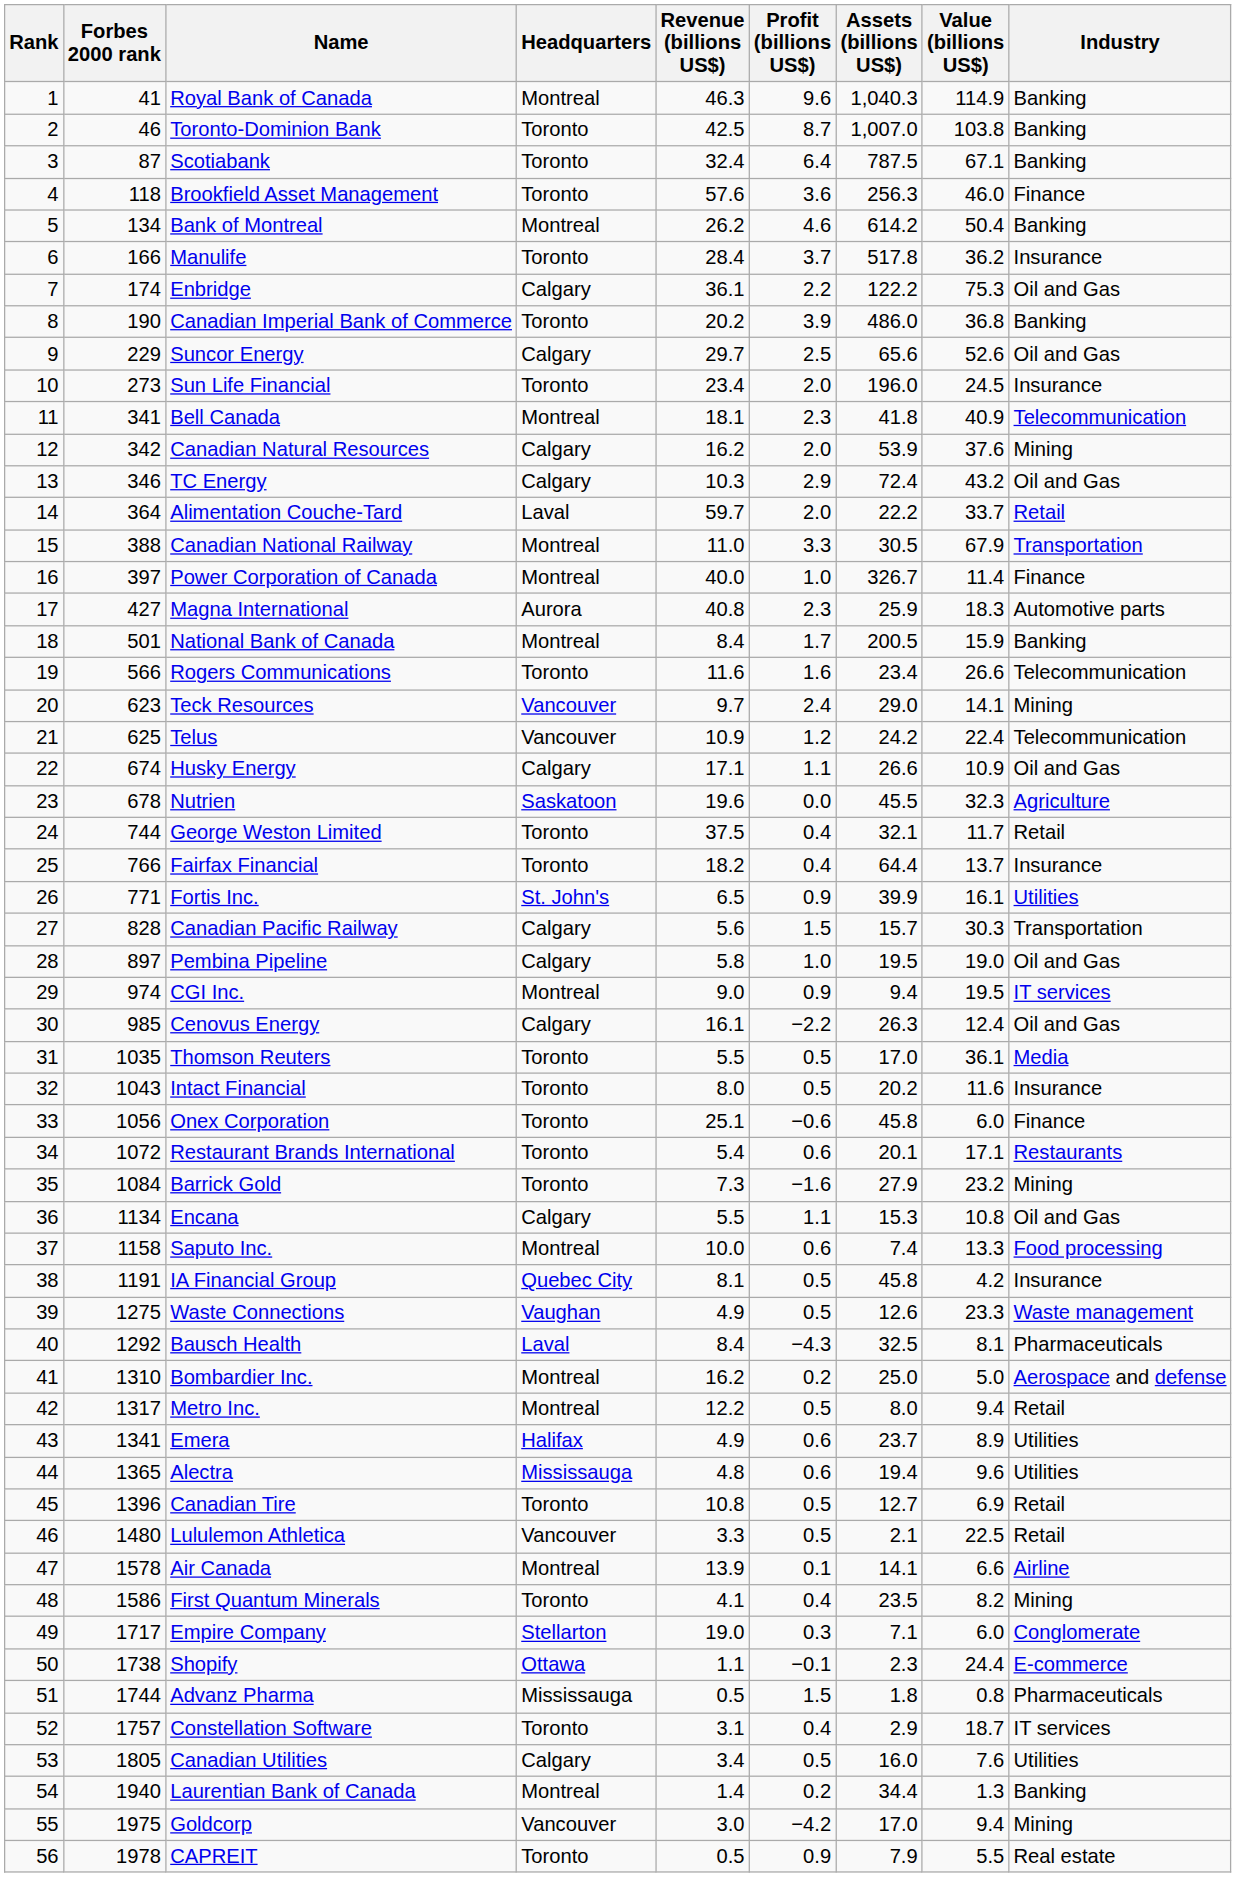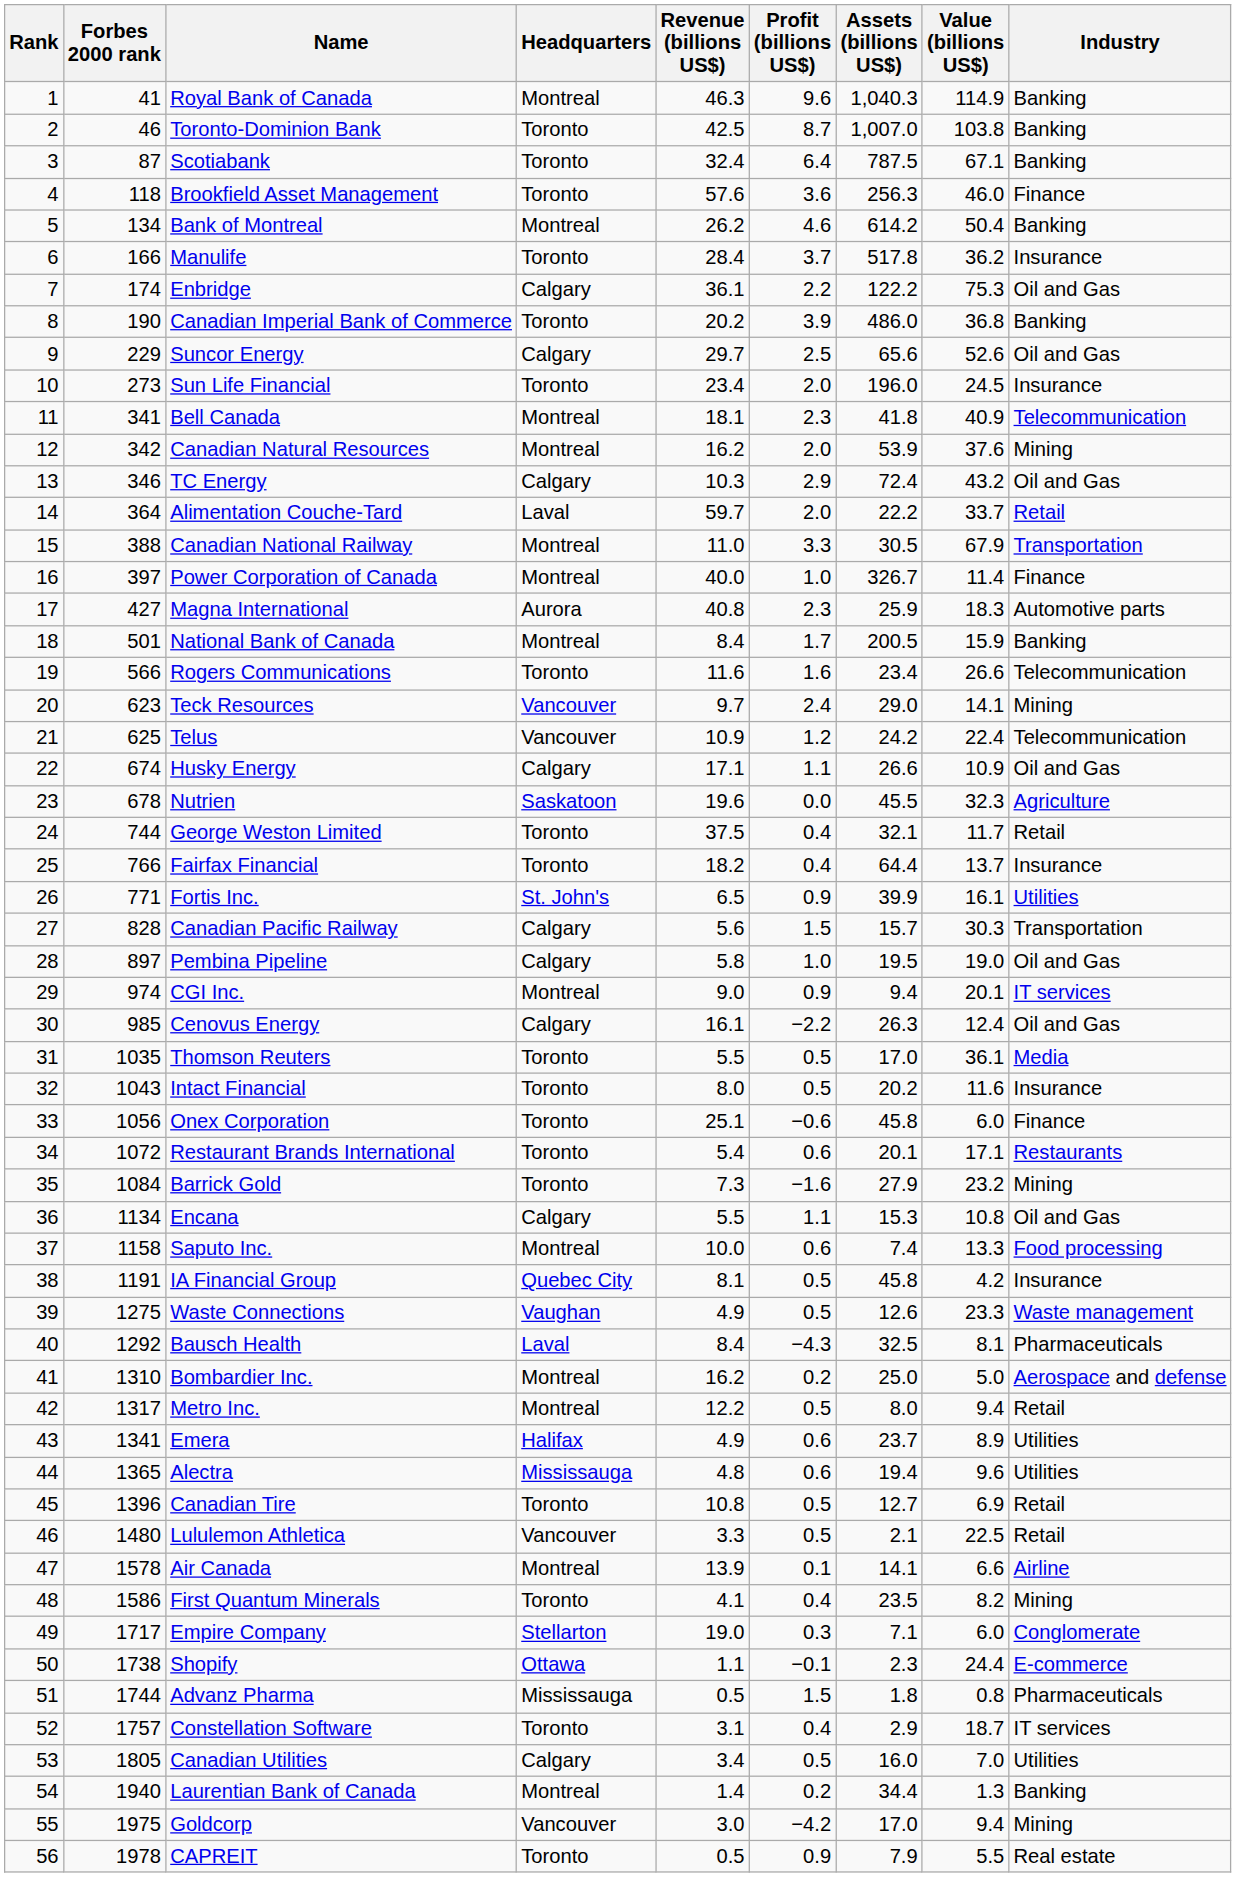(556, 449) Calgary -> (560, 449) Montreal
(985, 993) 19.5 -> (985, 993) 20.1
(990, 1760) 7.6 -> (990, 1760) 7.0
